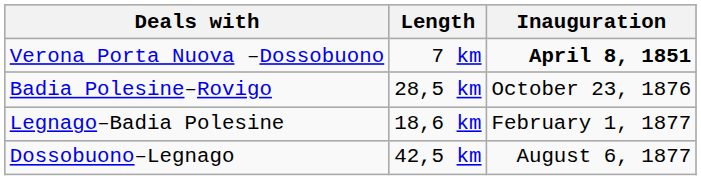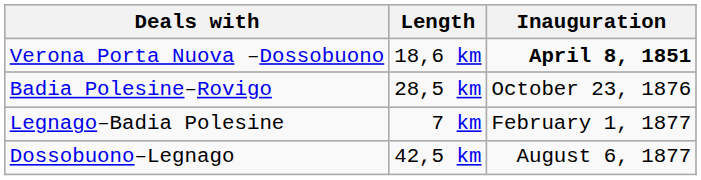(457, 56) 7 km -> (438, 56) 18,6 km
(438, 123) 18,6 km -> (457, 123) 7 km
